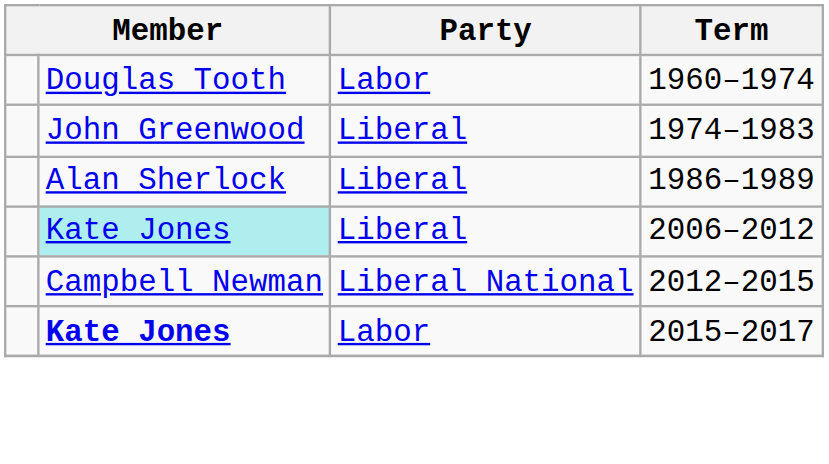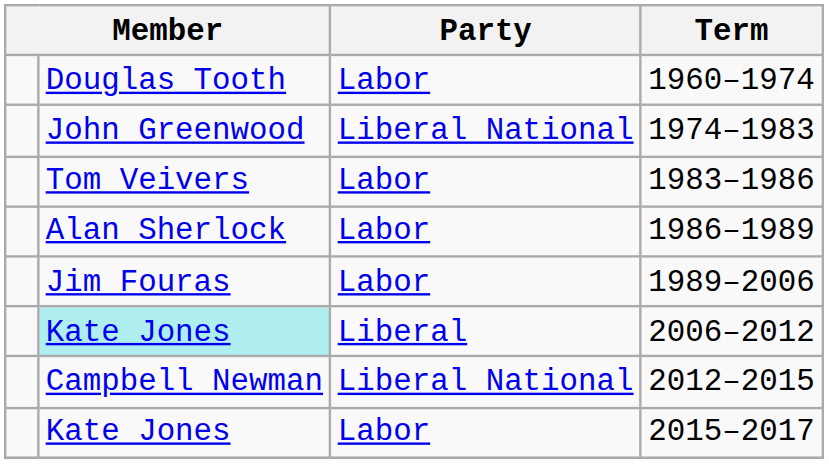(402, 131) Liberal -> (486, 131) Liberal National
+ row: (731, 181)
(402, 181) Liberal -> (384, 231) Labor
+ row: (731, 281)
(138, 332) bold -> (138, 432) normal
